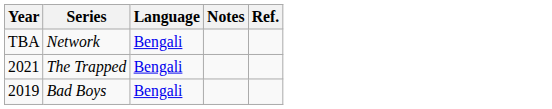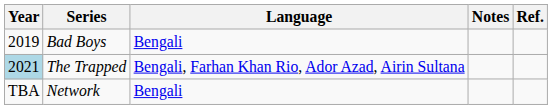rows swapped: (77, 91) <-> (73, 41)
(24, 66) no background -> (24, 66) lightblue background
(158, 66) Bengali -> (299, 66) Bengali, Farhan Khan Rio, Ador Azad, Airin Sultana
